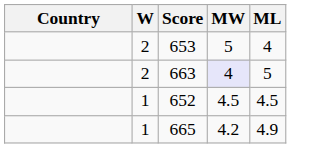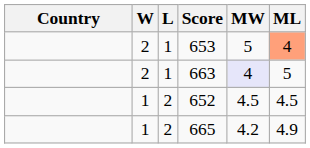+ column: (168, 18)
(267, 45) no background -> (287, 45) lightsalmon background
